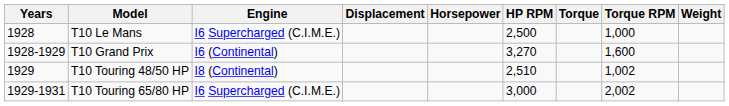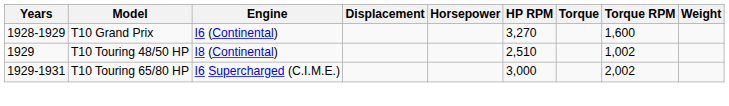- row: (106, 33)
